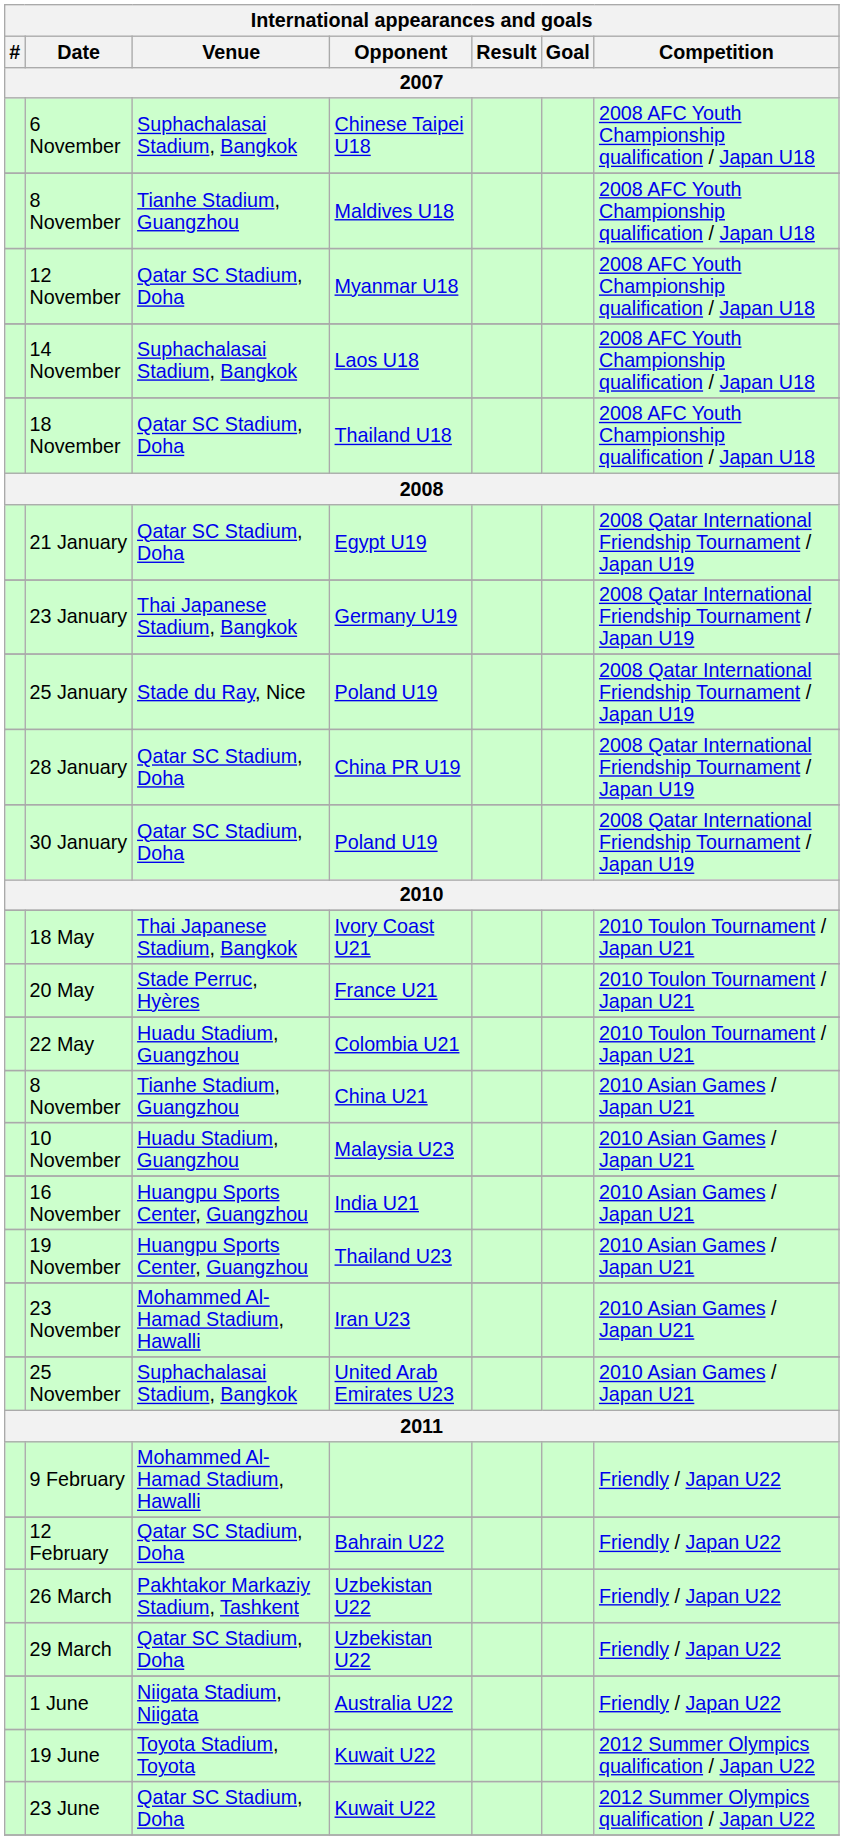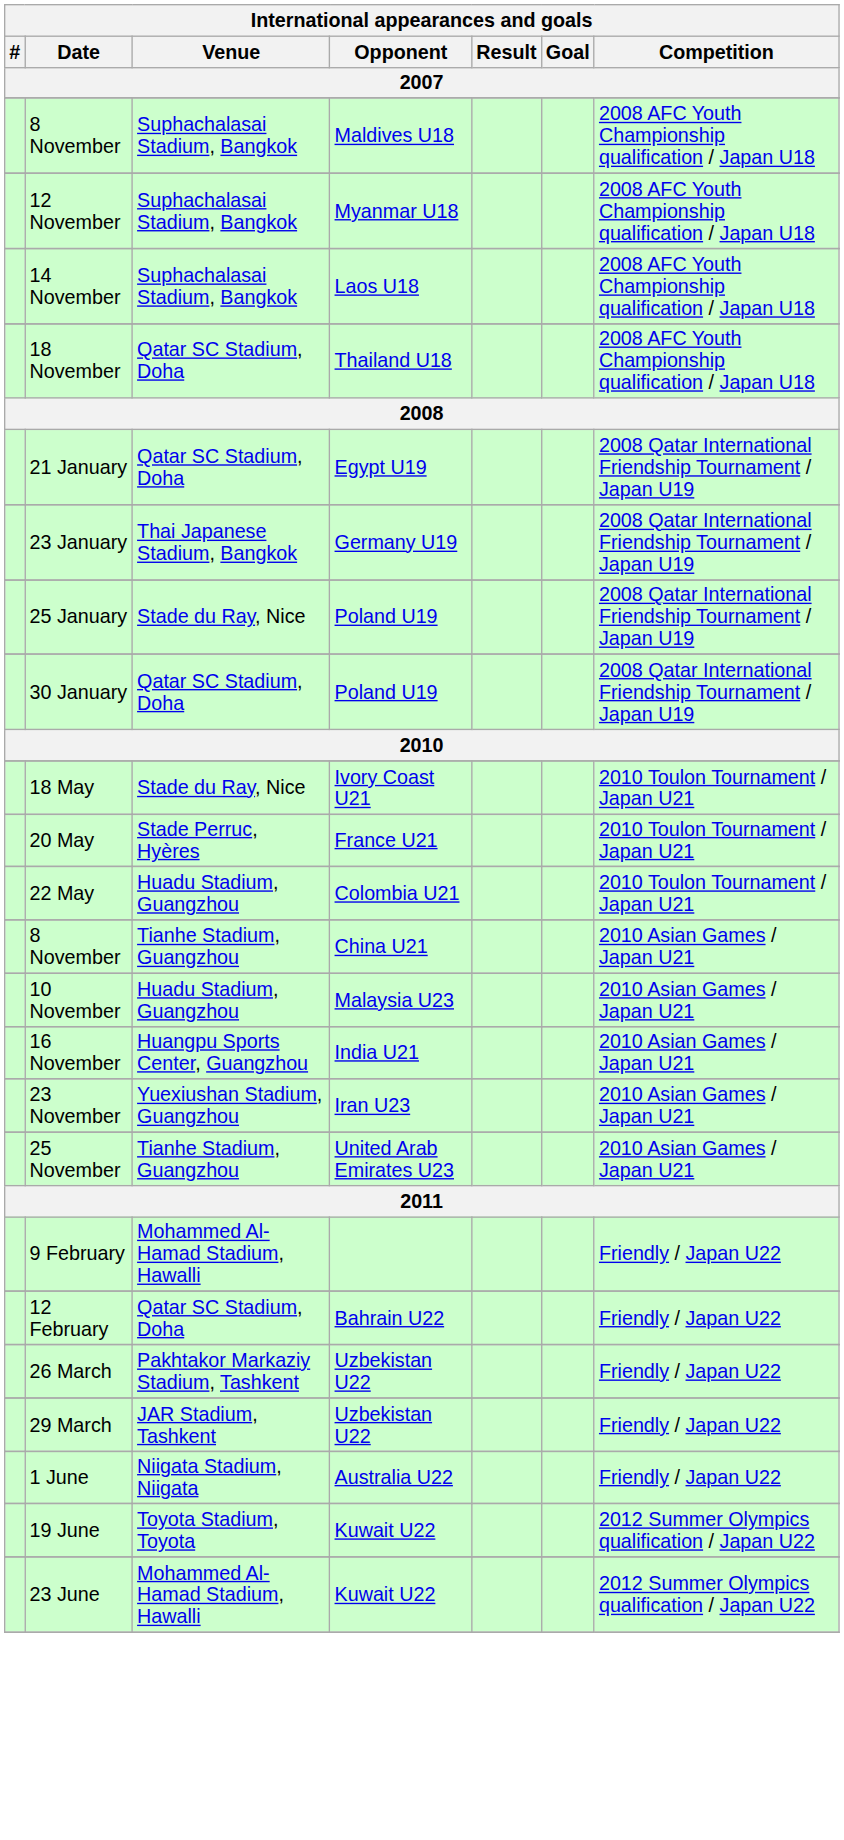- row: (75, 136)
(209, 211) Tianhe Stadium, Guangzhou -> (217, 136) Suphachalasai Stadium, Bangkok
(220, 286) Qatar SC Stadium, Doha -> (217, 211) Suphachalasai Stadium, Bangkok
- row: (78, 767)
(217, 938) Thai Japanese Stadium, Bangkok -> (221, 788) Stade du Ray, Nice
- row: (75, 1256)
(211, 1320) Mohammed Al-Hamad Stadium, Hawalli -> (230, 1106) Yuexiushan Stadium, Guangzhou
(217, 1384) Suphachalasai Stadium, Bangkok -> (209, 1159) Tianhe Stadium, Guangzhou
(220, 1650) Qatar SC Stadium, Doha -> (197, 1425) JAR Stadium, Tashkent
(220, 1809) Qatar SC Stadium, Doha -> (211, 1595) Mohammed Al-Hamad Stadium, Hawalli
